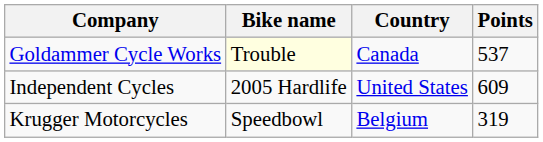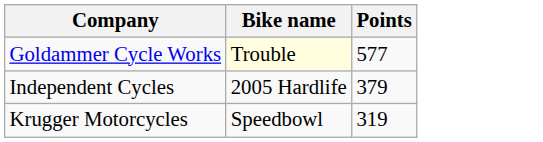- column: (412, 20)
(493, 53) 537 -> (372, 53) 577
(493, 86) 609 -> (372, 86) 379
